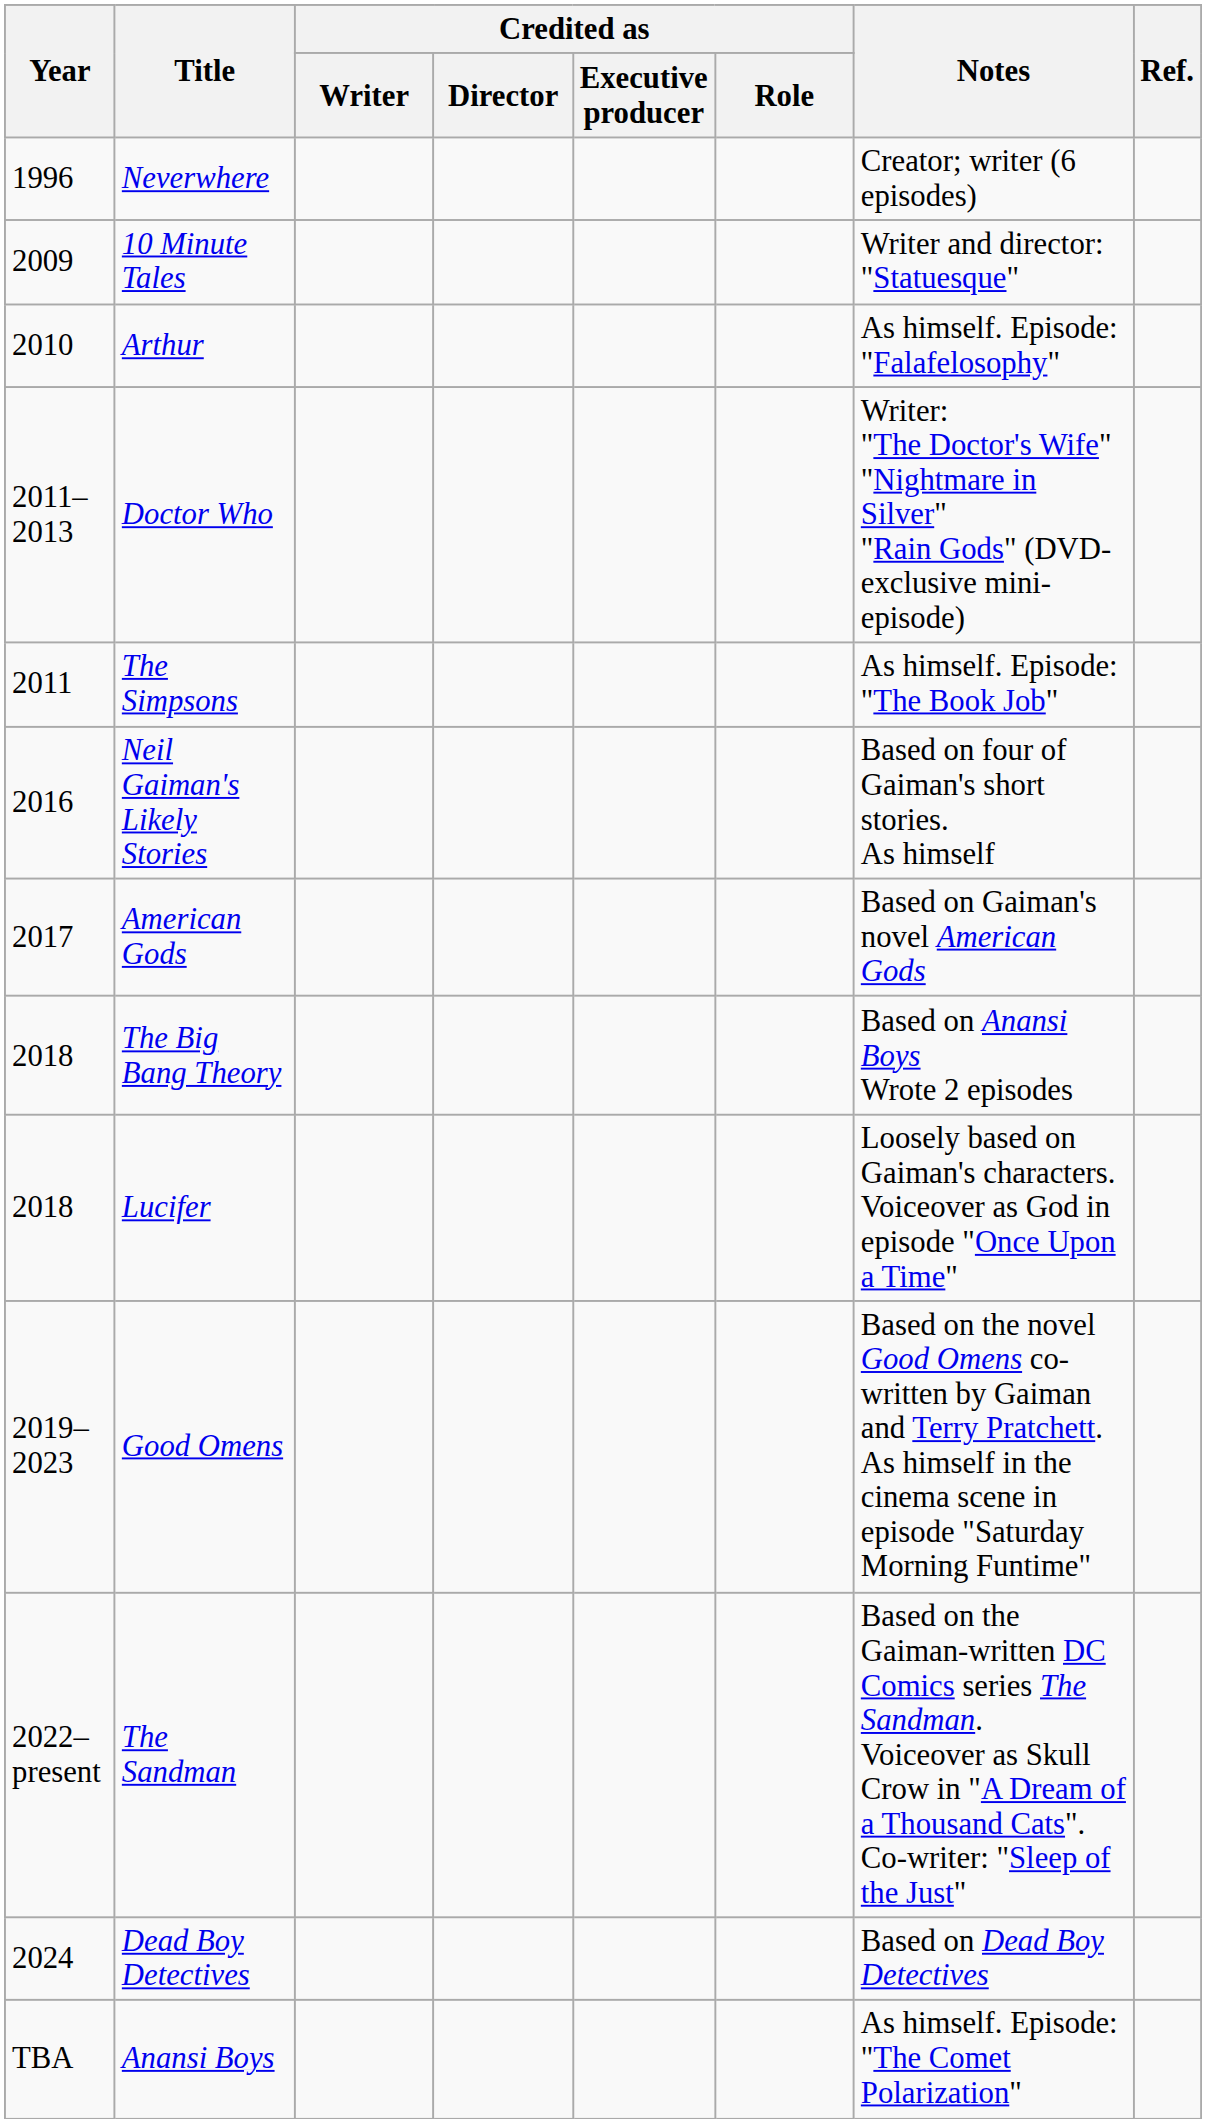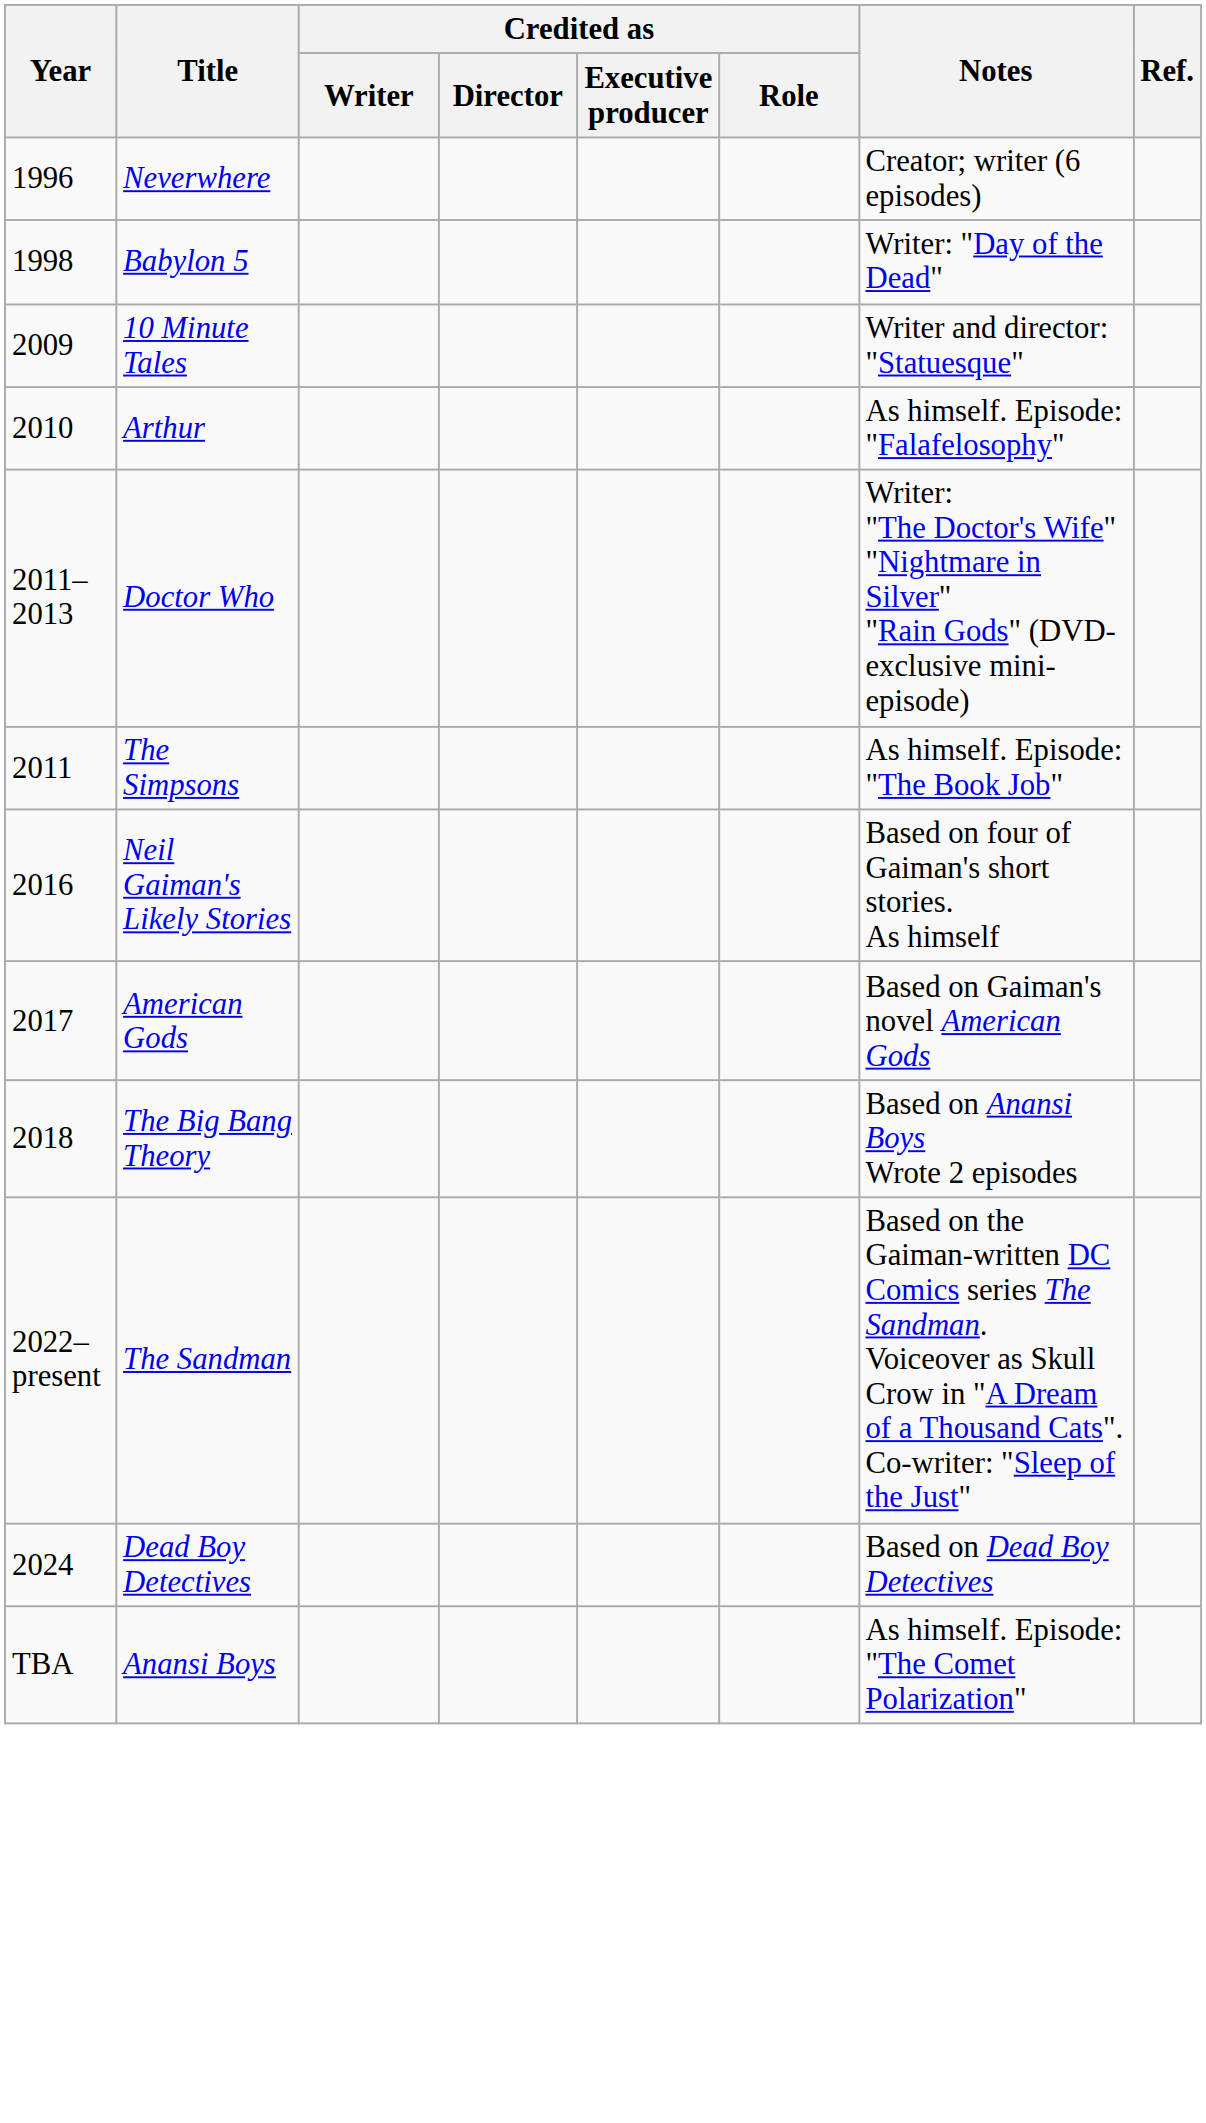+ row: (186, 261)
- row: (166, 1207)
- row: (202, 1446)
